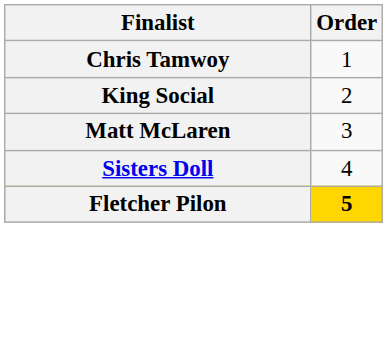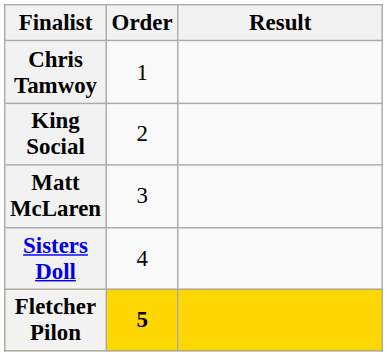+ column: (280, 22)
